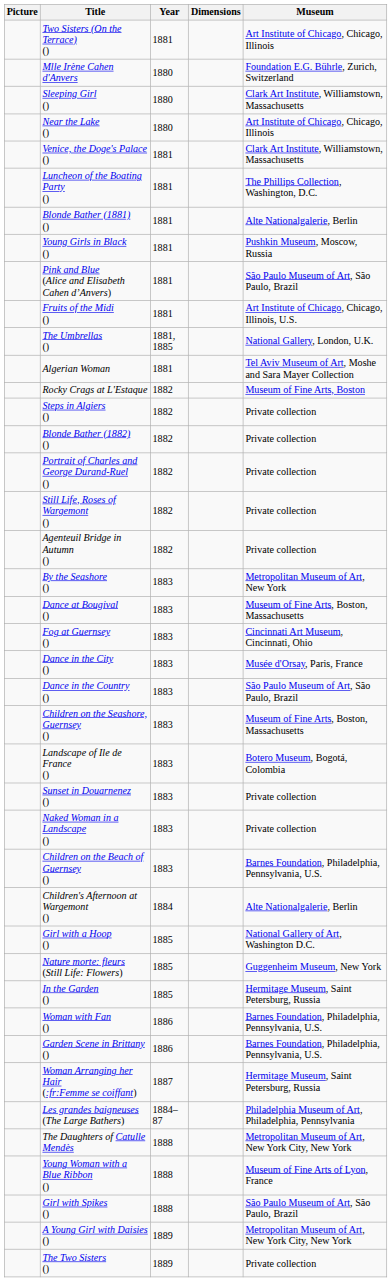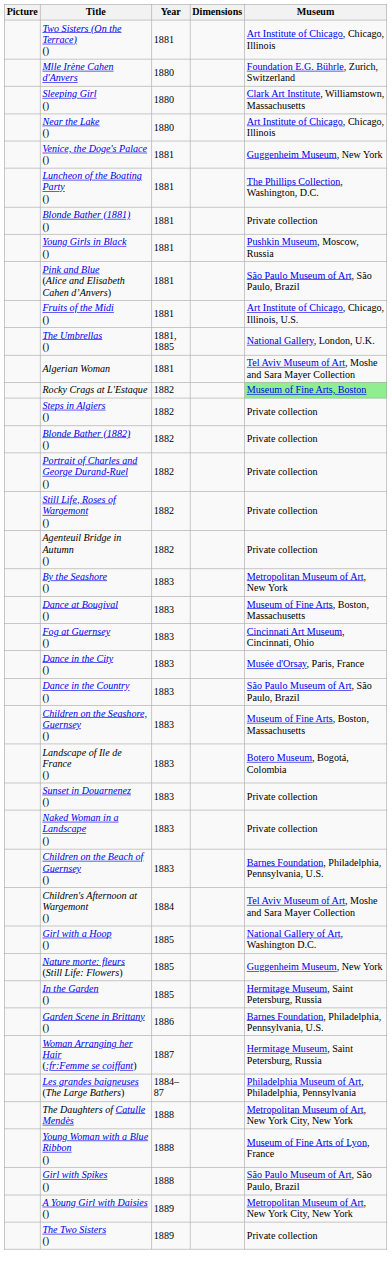(314, 154) Clark Art Institute, Williamstown, Massachusetts -> (315, 154) Guggenheim Museum, New York
(302, 220) Alte Nationalgalerie, Berlin -> (282, 220) Private collection
(305, 390) no background -> (307, 390) lightgreen background
(302, 907) Alte Nationalgalerie, Berlin -> (312, 907) Tel Aviv Museum of Art, Moshe and Sara Mayer Collection
- row: (77, 1021)
